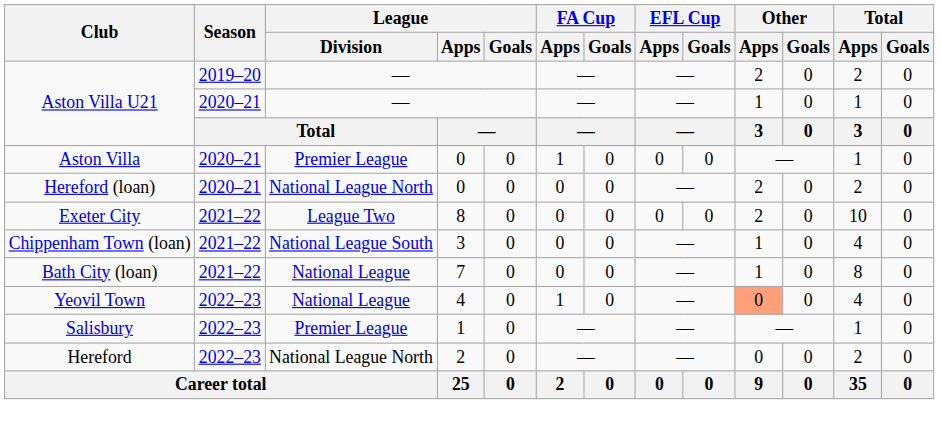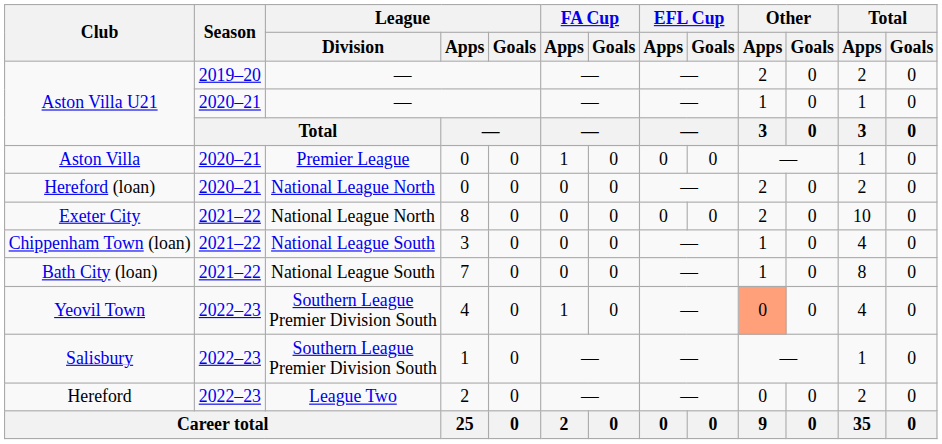(351, 215) League Two -> (353, 215) National League North
(351, 272) National League -> (353, 272) National League South
(351, 300) National League -> (353, 310) Southern League Premier Division South
(351, 328) Premier League -> (353, 358) Southern League Premier Division South
(351, 356) National League North -> (353, 396) League Two
